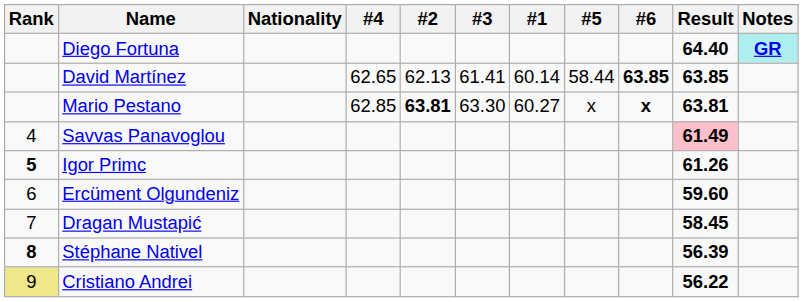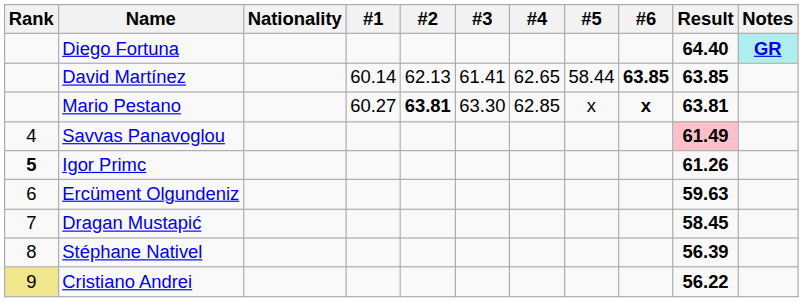columns swapped: (537, 19) <-> (373, 19)
(706, 194) 59.60 -> (706, 194) 59.63
(31, 252) bold -> (31, 252) normal
